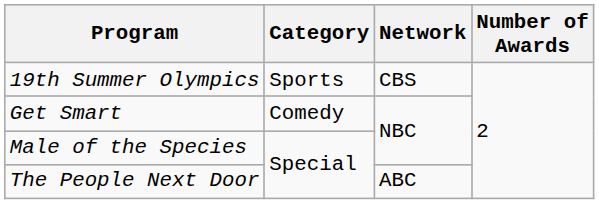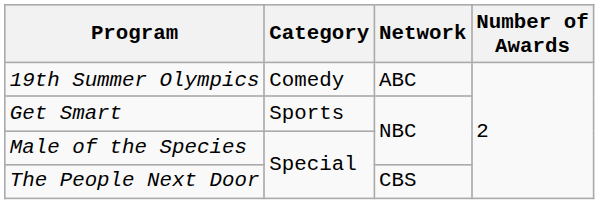(307, 80) Sports -> (307, 80) Comedy
(398, 80) CBS -> (398, 80) ABC
(307, 114) Comedy -> (307, 114) Sports
(398, 181) ABC -> (398, 181) CBS
